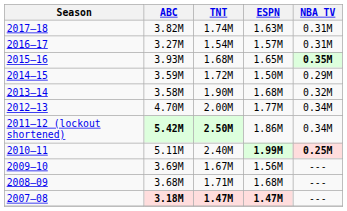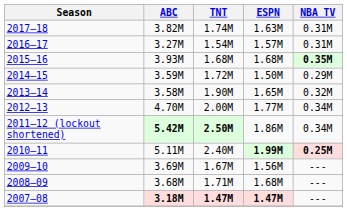(268, 60) 1.65M -> (268, 60) 1.68M
(268, 92) 1.68M -> (268, 92) 1.65M
